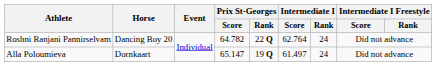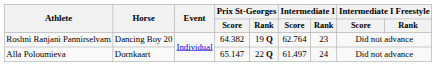(232, 40) 64.782 -> (232, 40) 64.382
(264, 40) 22 Q -> (264, 40) 19 Q
(324, 40) 24 -> (324, 40) 23
(264, 54) 19 Q -> (264, 54) 22 Q
